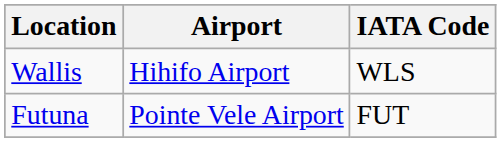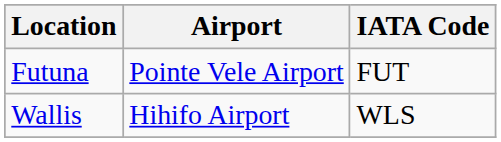rows swapped: (50, 114) <-> (47, 70)
